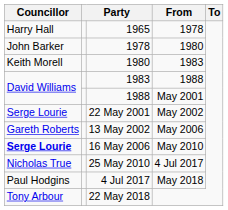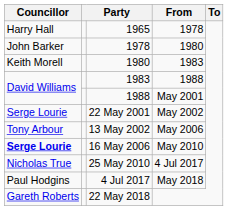(43, 130) Gareth Roberts -> (35, 130) Tony Arbour
(35, 197) Tony Arbour -> (43, 197) Gareth Roberts
